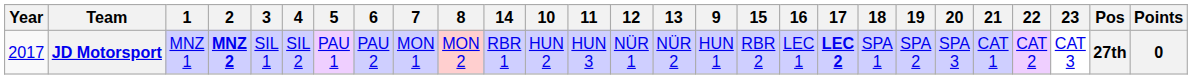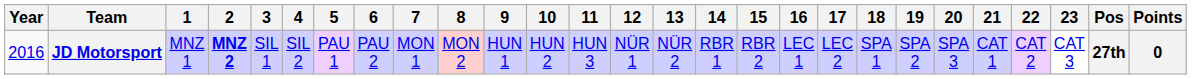columns swapped: (716, 18) <-> (504, 18)
(26, 52) 2017 -> (26, 52) 2016
(838, 52) bold -> (838, 52) normal
